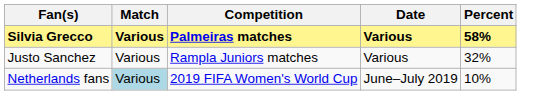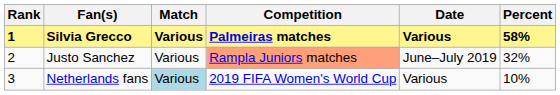+ column: (24, 15)
(244, 57) no background -> (283, 57) lightsalmon background
(386, 57) Various -> (450, 57) June–July 2019
(411, 79) June–July 2019 -> (425, 79) Various
